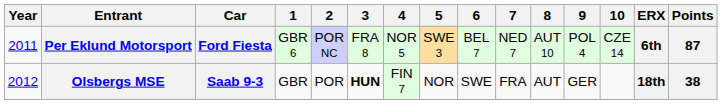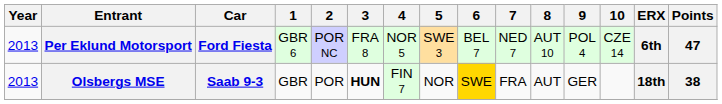(23, 45) 2011 -> (23, 45) 2013
(693, 45) 87 -> (693, 45) 47
(23, 82) 2012 -> (23, 82) 2013
(476, 82) no background -> (476, 82) gold background
